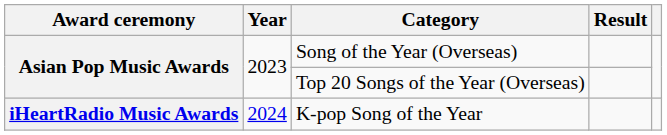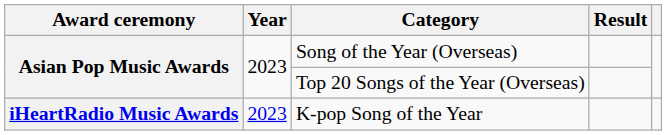(267, 113) 2024 -> (267, 113) 2023
